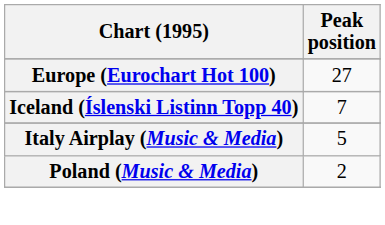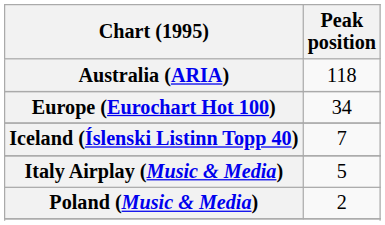+ row: (154, 75)
(342, 75) 27 -> (342, 107) 34
